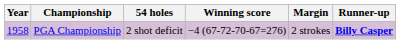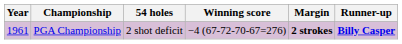(18, 30) 1958 -> (18, 30) 1961
(311, 30) normal -> (312, 30) bold
